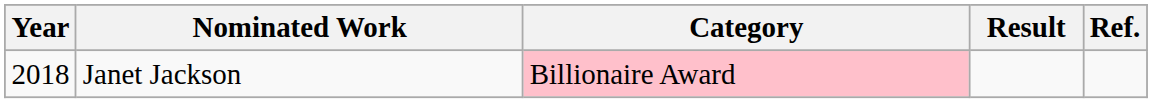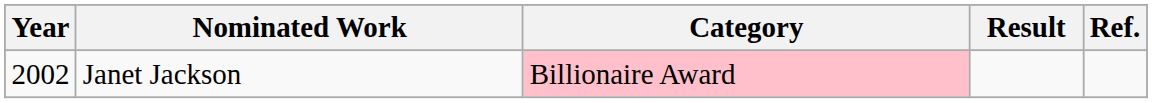(41, 73) 2018 -> (41, 73) 2002
